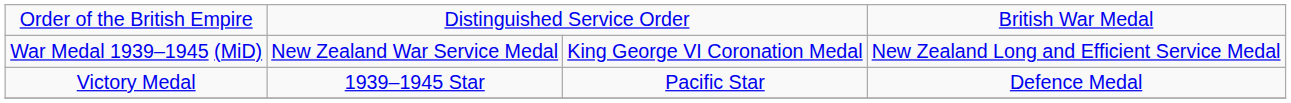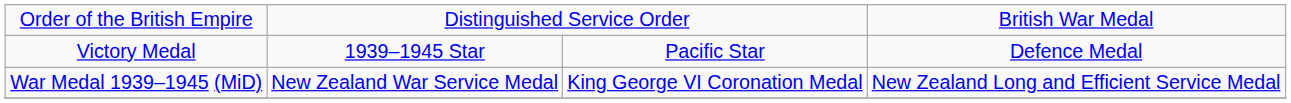rows swapped: (136, 82) <-> (136, 51)
